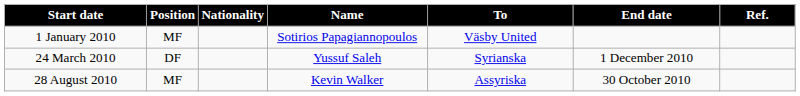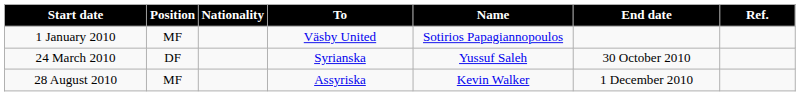columns swapped: (347, 15) <-> (500, 15)
(646, 58) 1 December 2010 -> (646, 58) 30 October 2010
(646, 80) 30 October 2010 -> (646, 80) 1 December 2010
